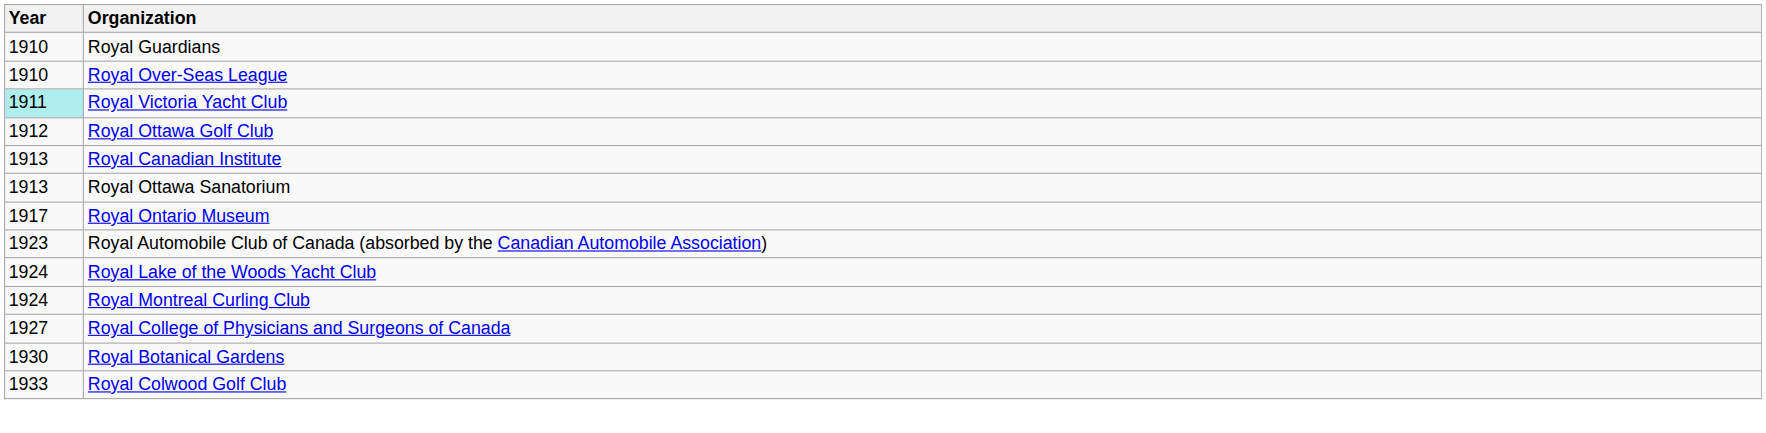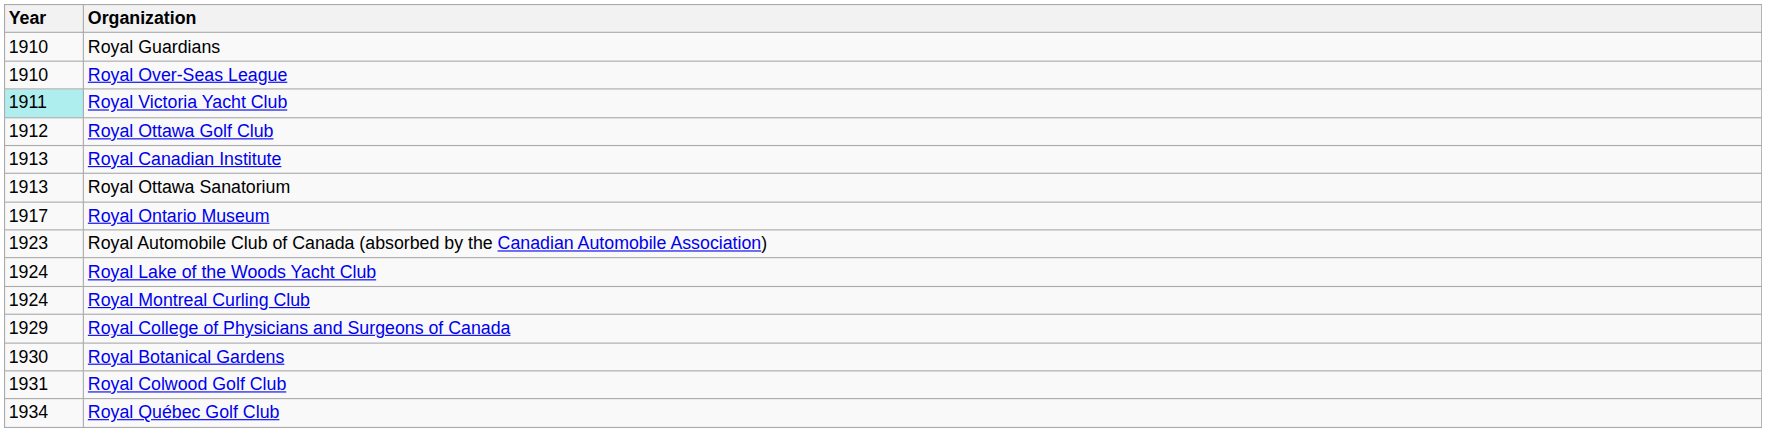(28, 328) 1927 -> (28, 328) 1929
(28, 384) 1933 -> (28, 384) 1931
+ row: (184, 412)
